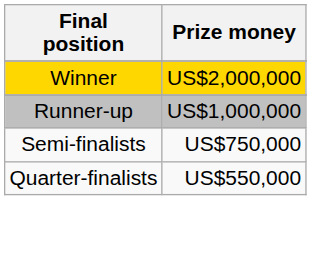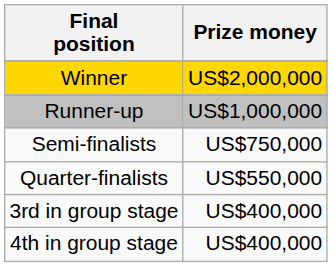+ row: (94, 210)
+ row: (94, 244)
